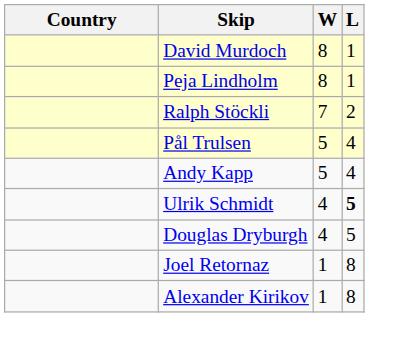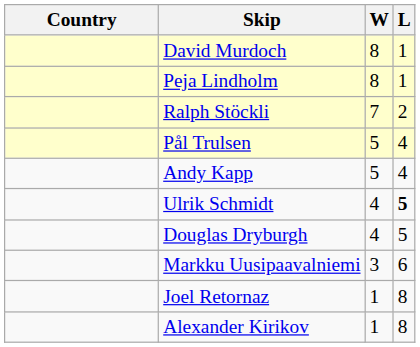+ row: (262, 265)
